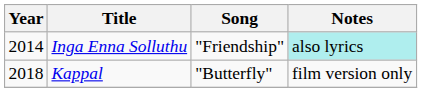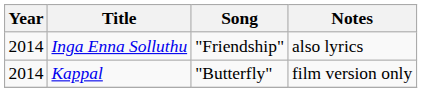(328, 45) paleturquoise background -> (328, 45) no background
(26, 73) 2018 -> (26, 73) 2014
